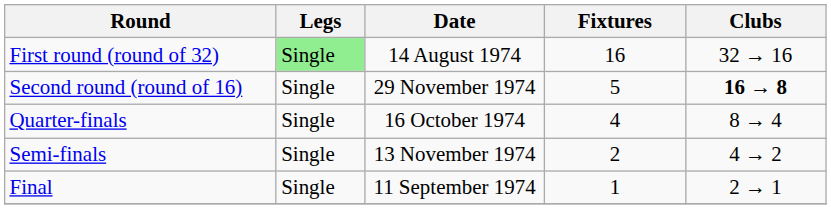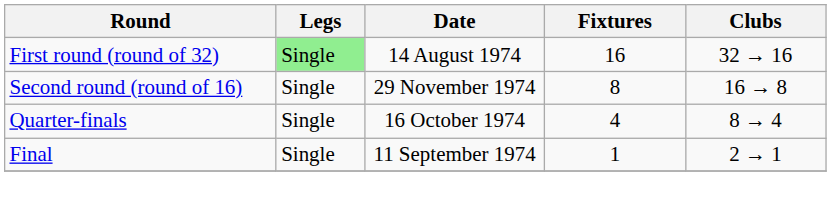(615, 87) 5 -> (615, 87) 8
(756, 87) bold -> (756, 87) normal
- row: (58, 154)
